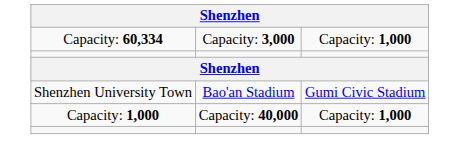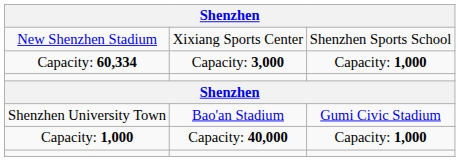+ row: (87, 39)
